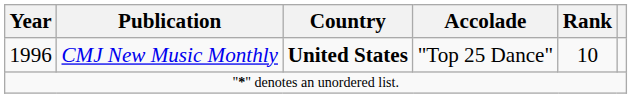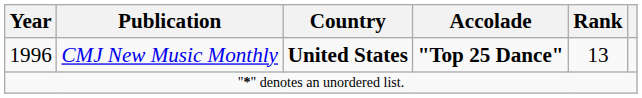(485, 54) normal -> (491, 54) bold
(587, 54) 10 -> (598, 54) 13
